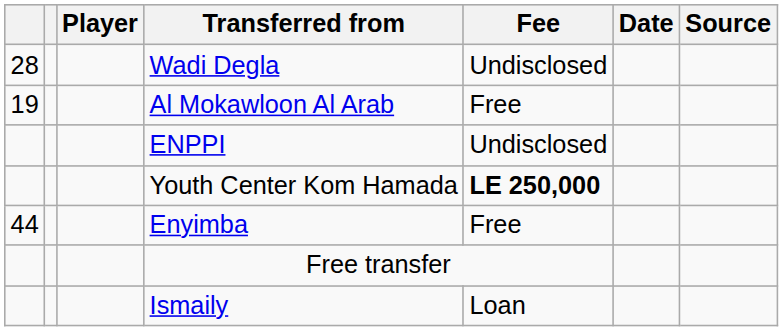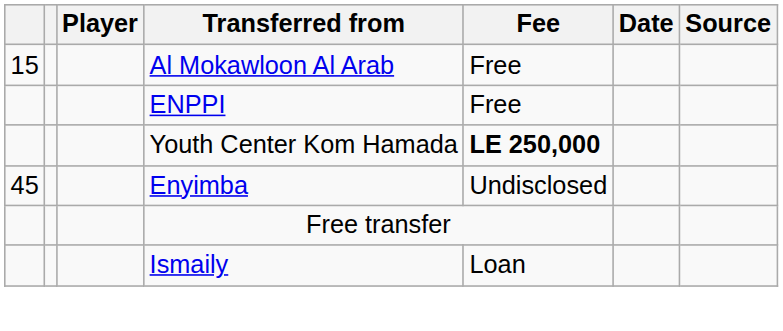- row: (214, 64)
(25, 104) 19 -> (25, 64) 15
(538, 144) Undisclosed -> (495, 104) Free
(25, 225) 44 -> (25, 184) 45
(495, 225) Free -> (538, 184) Undisclosed
